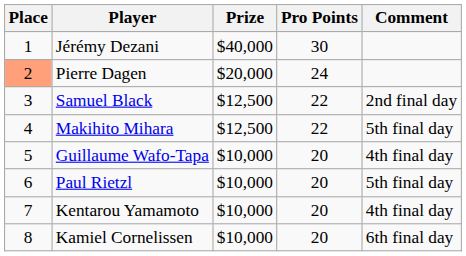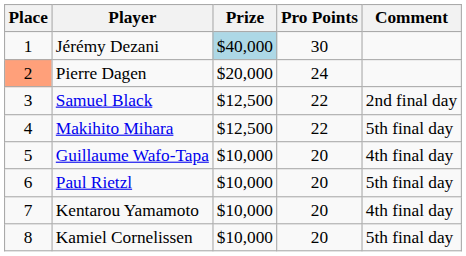(245, 45) no background -> (245, 45) lightblue background
(410, 237) 6th final day -> (410, 237) 5th final day
